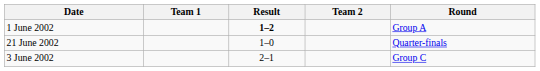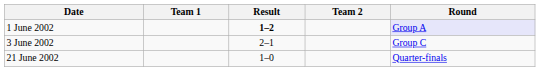(409, 27) no background -> (409, 27) lavender background
rows swapped: (30, 58) <-> (33, 43)
